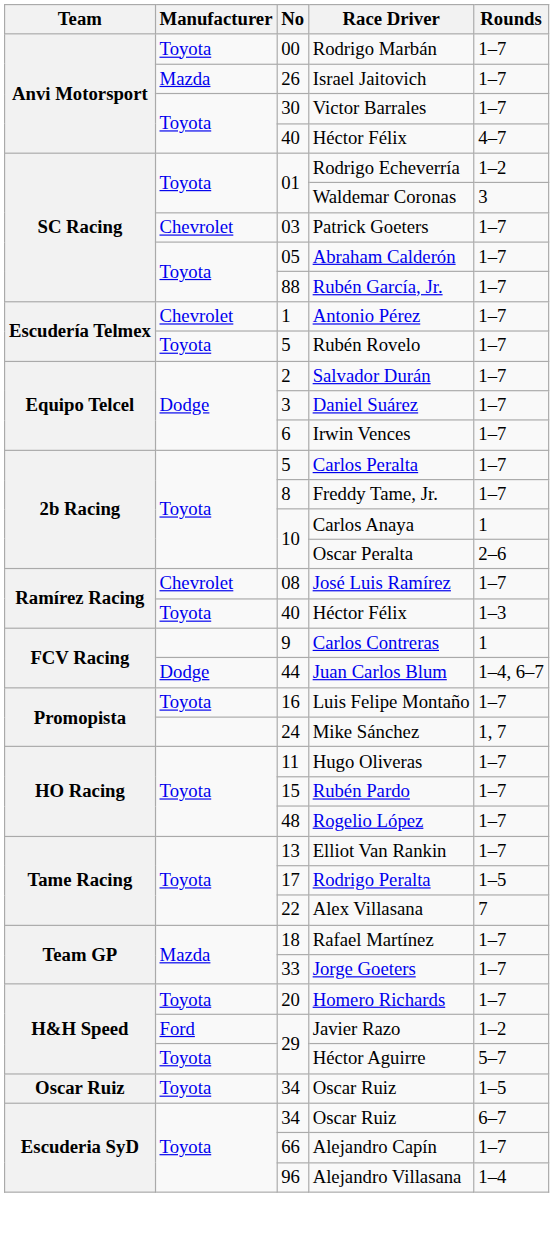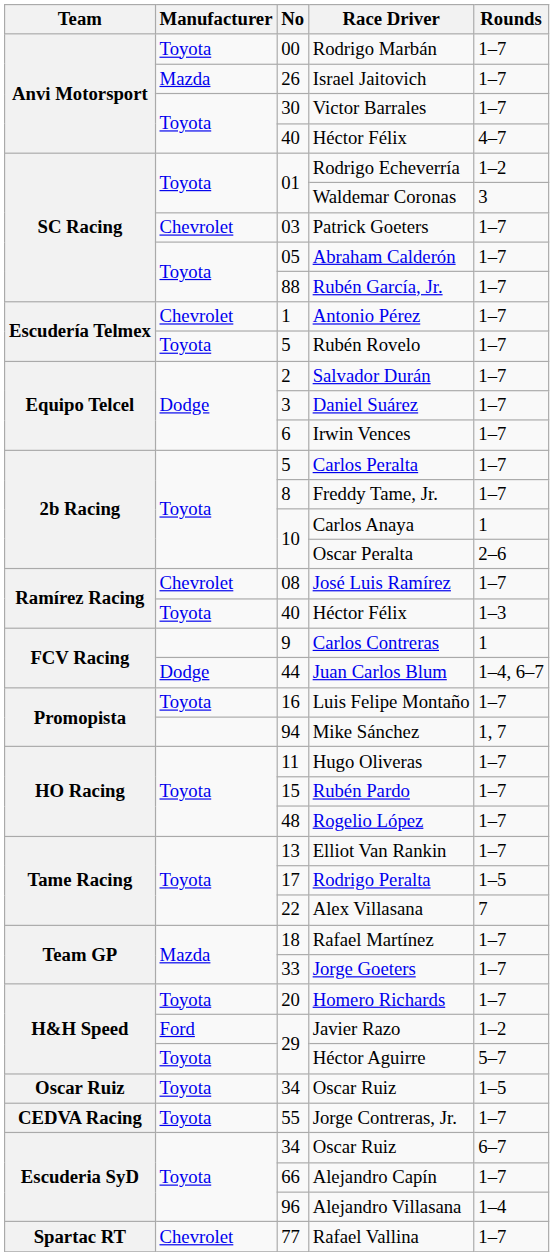(290, 731) 24 -> (290, 731) 94
+ row: (80, 1117)
+ row: (80, 1236)
